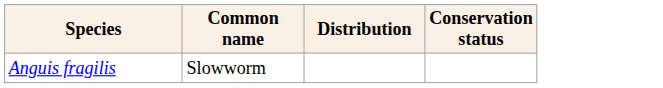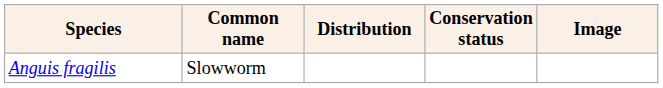+ column: (598, 29)
